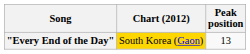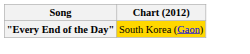- column: (226, 18)
